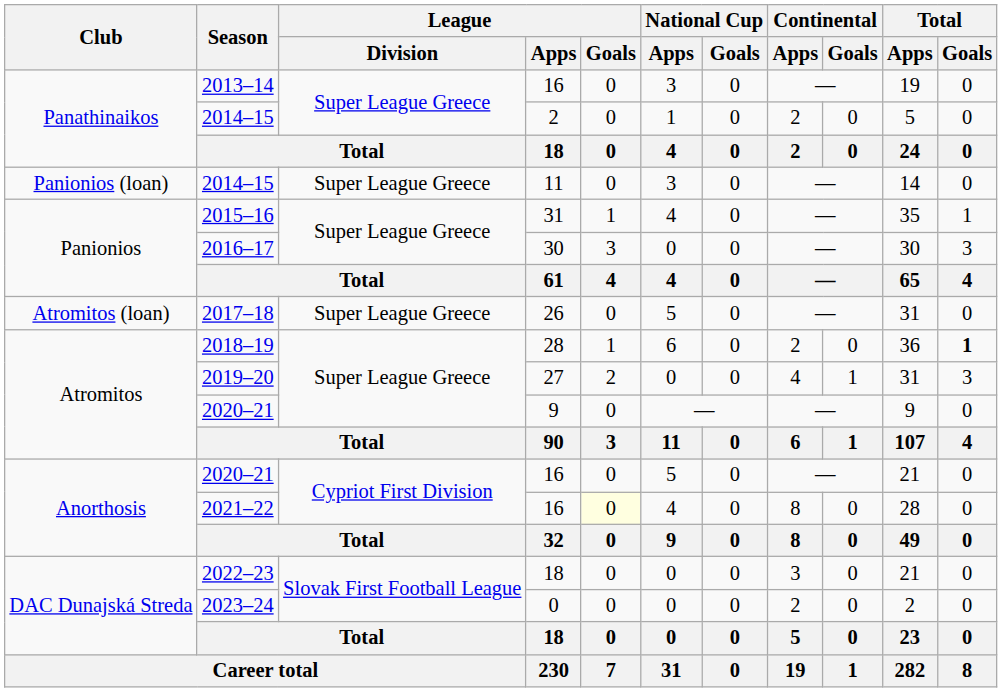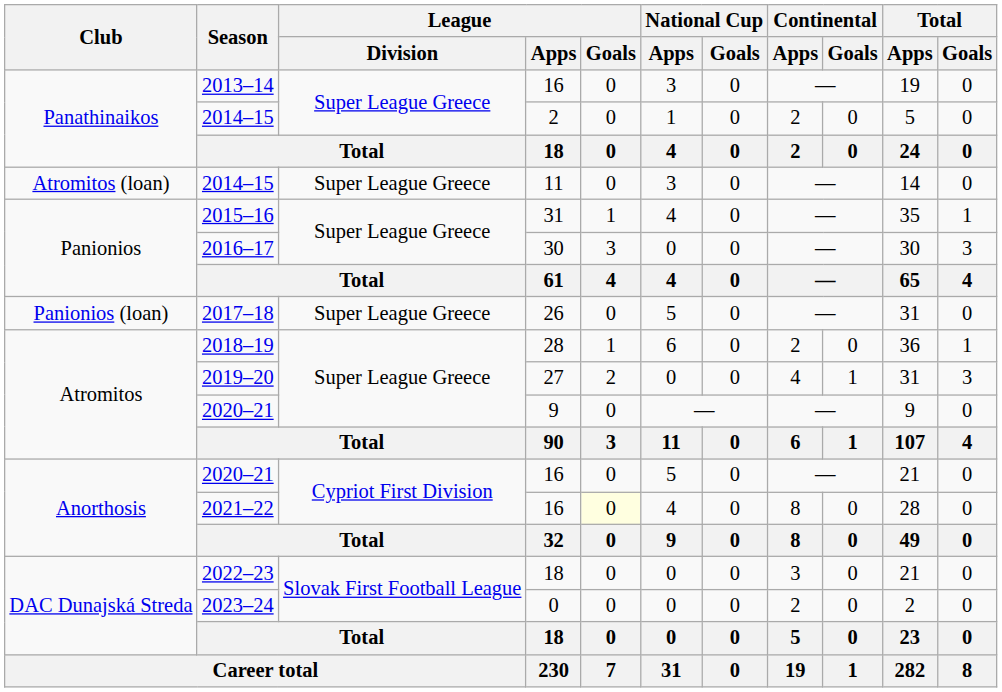(101, 183) Panionios (loan) -> (101, 183) Atromitos (loan)
(101, 313) Atromitos (loan) -> (101, 313) Panionios (loan)
(967, 345) bold -> (967, 345) normal
